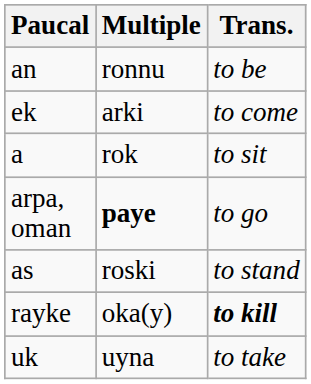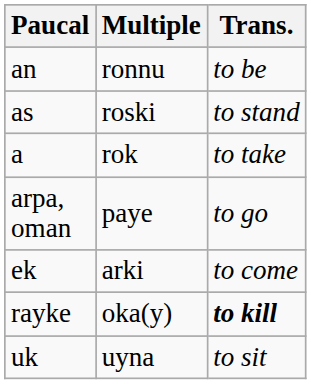rows swapped: (22, 270) <-> (24, 111)
(240, 154) to sit -> (250, 154) to take
(129, 212) bold -> (127, 212) normal
(250, 356) to take -> (240, 356) to sit
